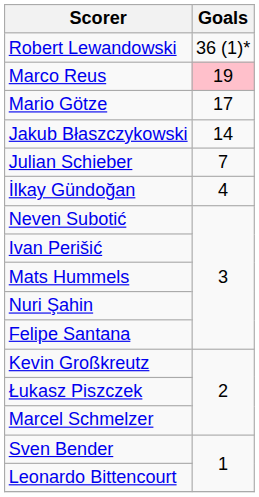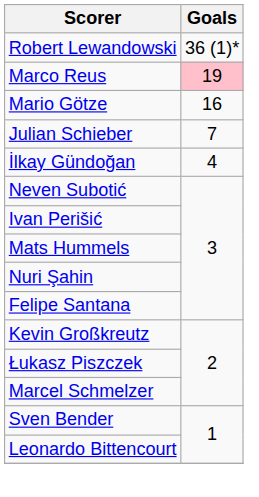(223, 104) 17 -> (212, 104) 16
- row: (98, 133)
